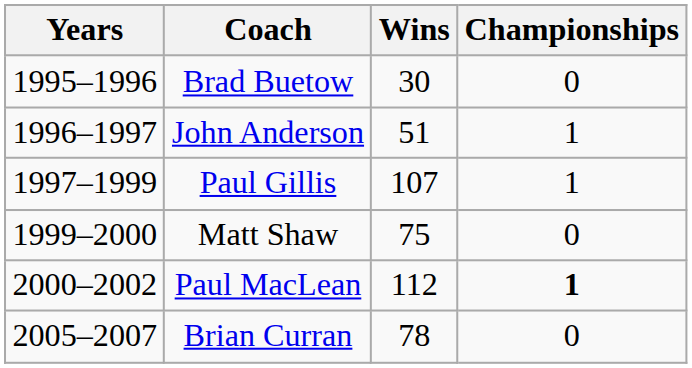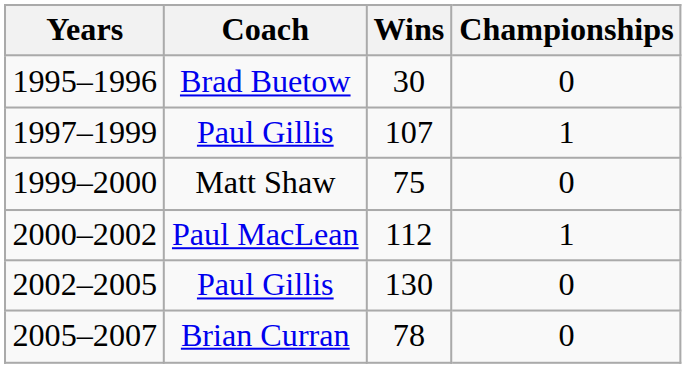- row: (85, 132)
(572, 285) bold -> (566, 234) normal
+ row: (85, 285)
